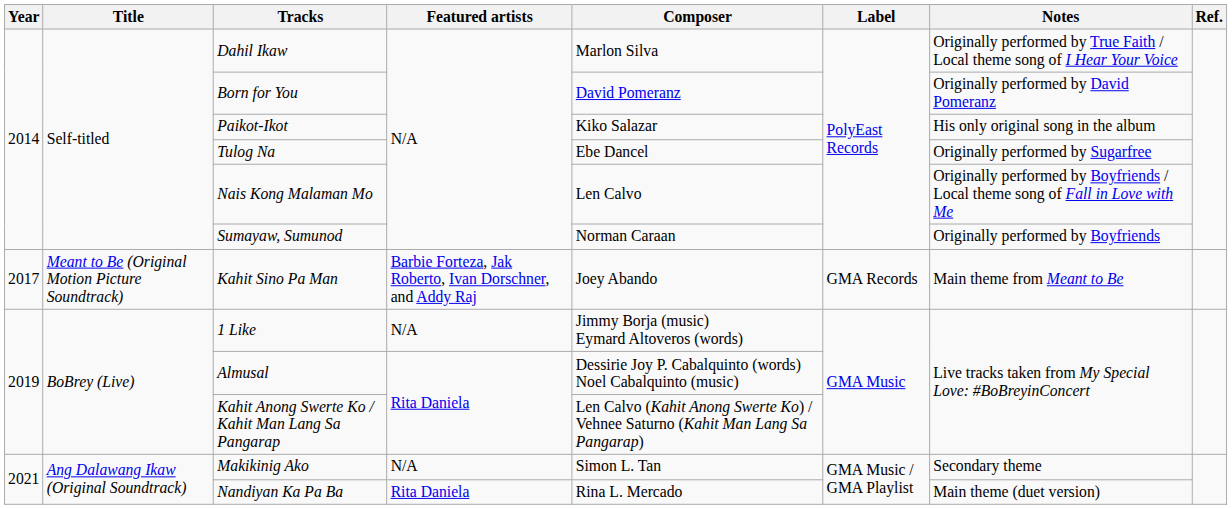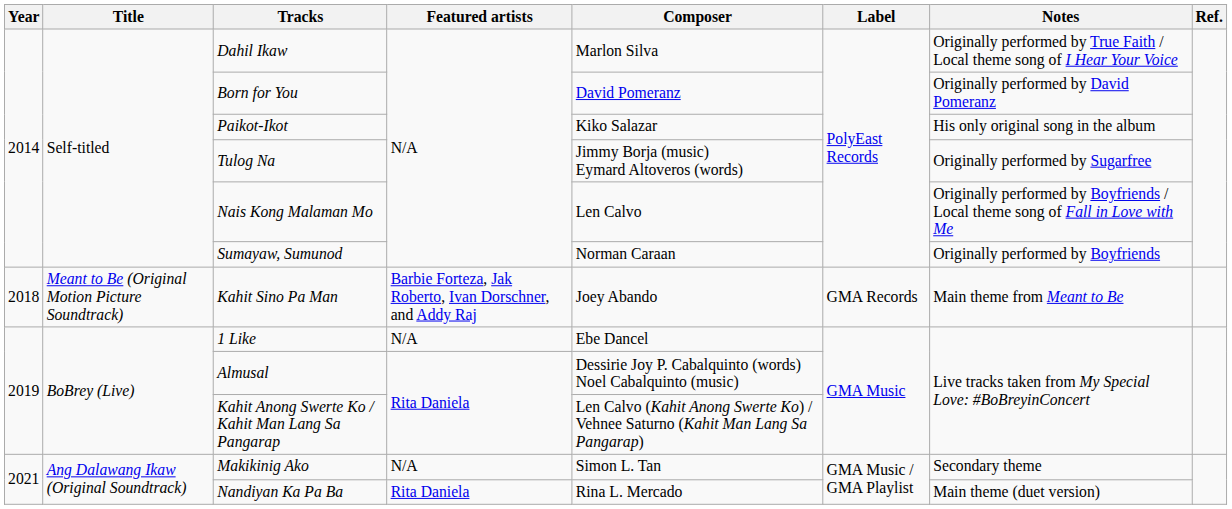(612, 151) Ebe Dancel -> (659, 160) Jimmy Borja (music) Eymard Altoveros (words)
(24, 279) 2017 -> (24, 296) 2018
(659, 330) Jimmy Borja (music) Eymard Altoveros (words) -> (612, 339) Ebe Dancel
